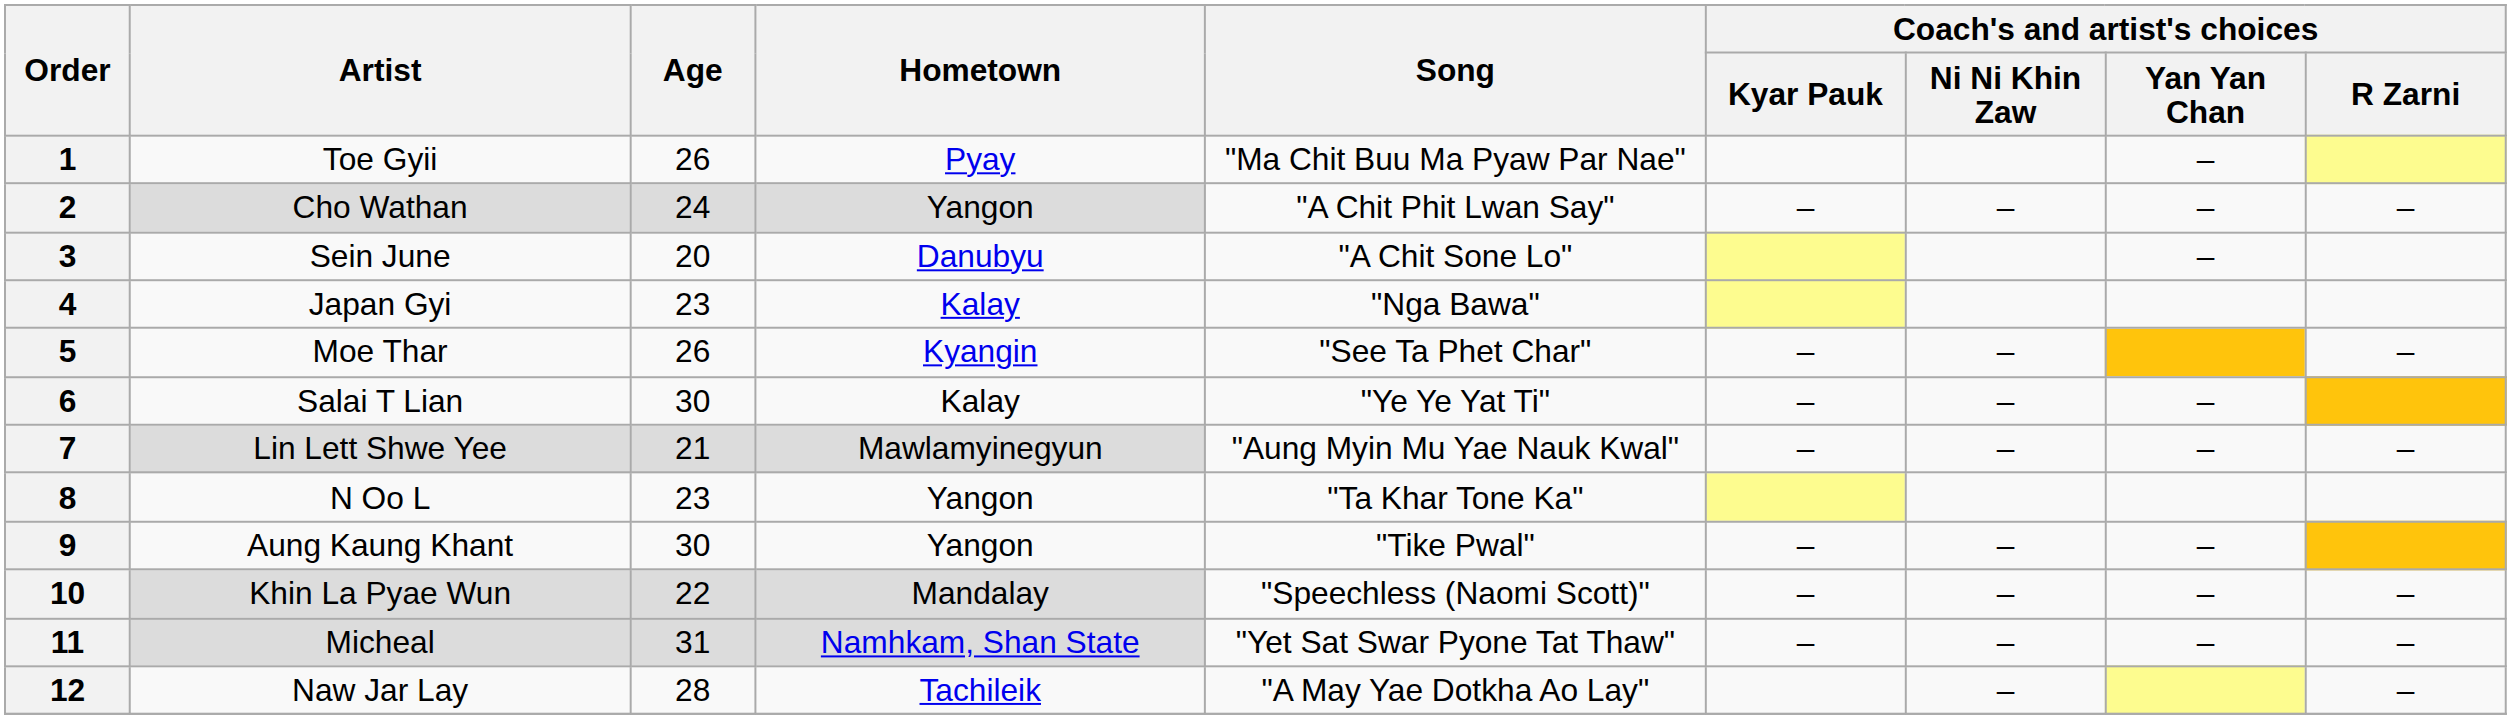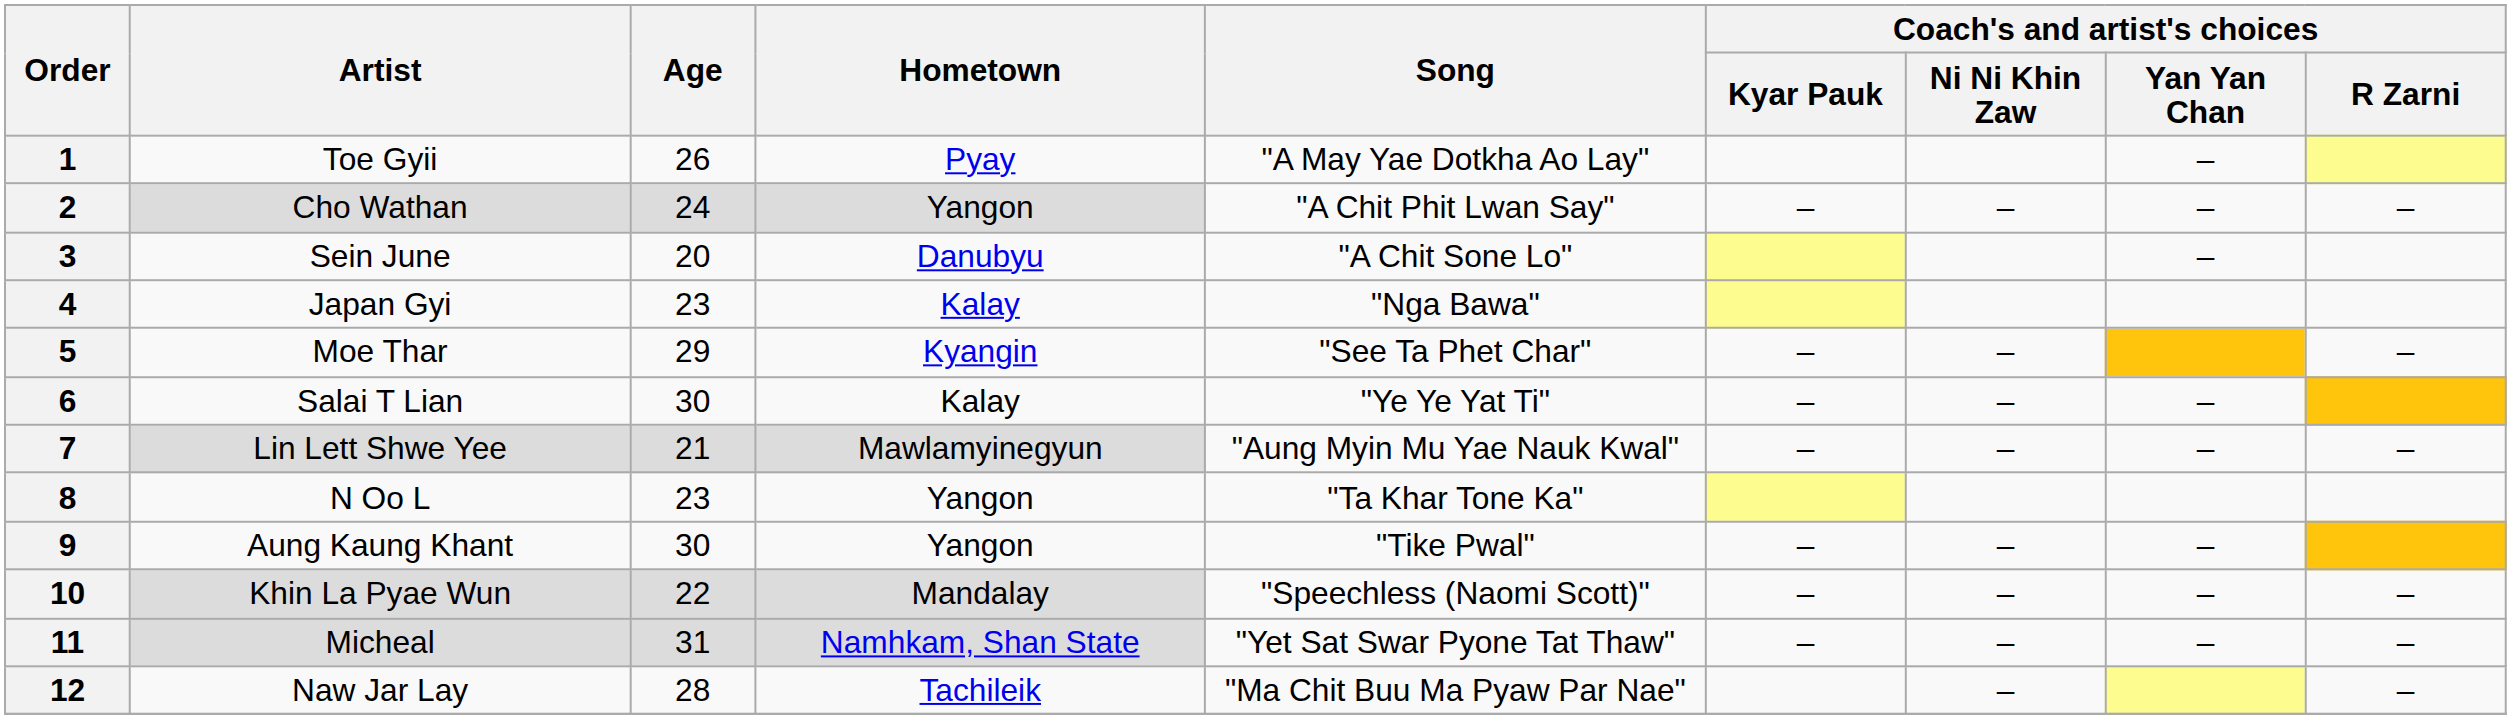(1455, 159) "Ma Chit Buu Ma Pyaw Par Nae" -> (1455, 159) "A May Yae Dotkha Ao Lay"
(693, 352) 26 -> (693, 352) 29
(1455, 690) "A May Yae Dotkha Ao Lay" -> (1455, 690) "Ma Chit Buu Ma Pyaw Par Nae"
